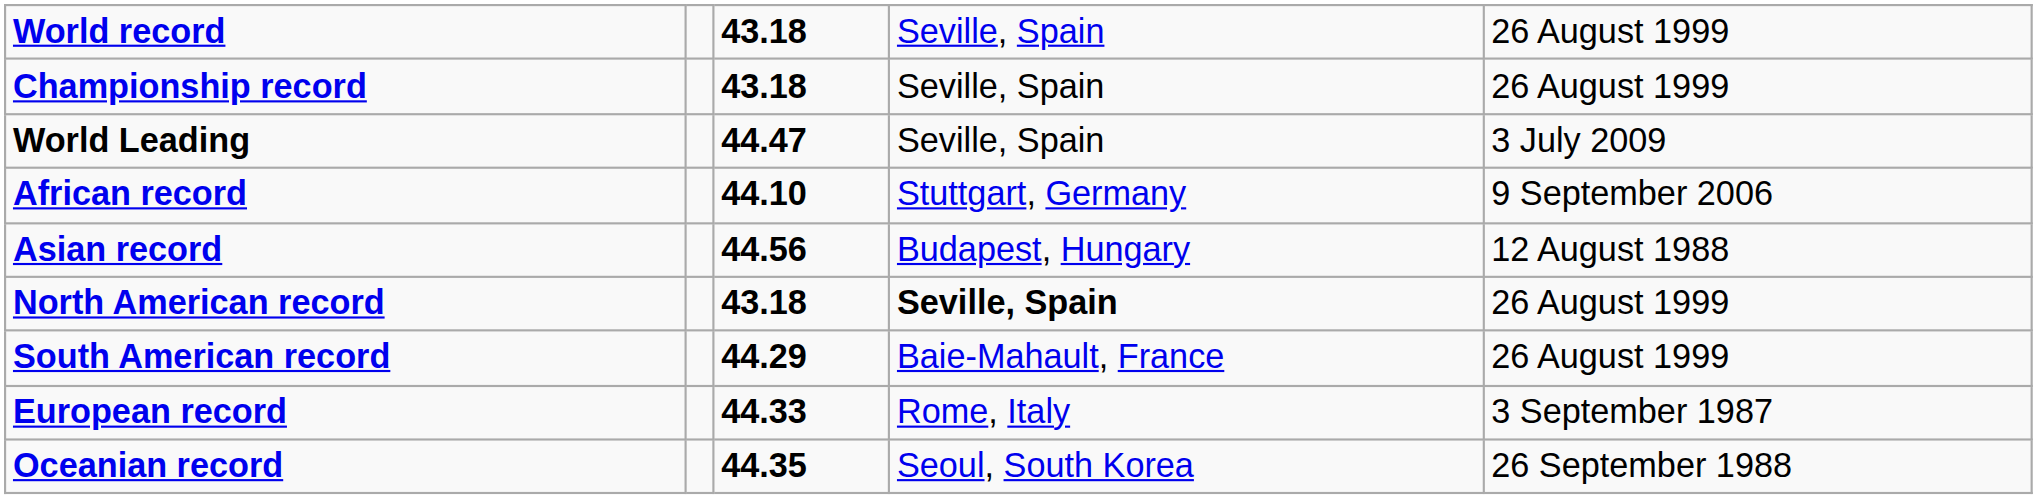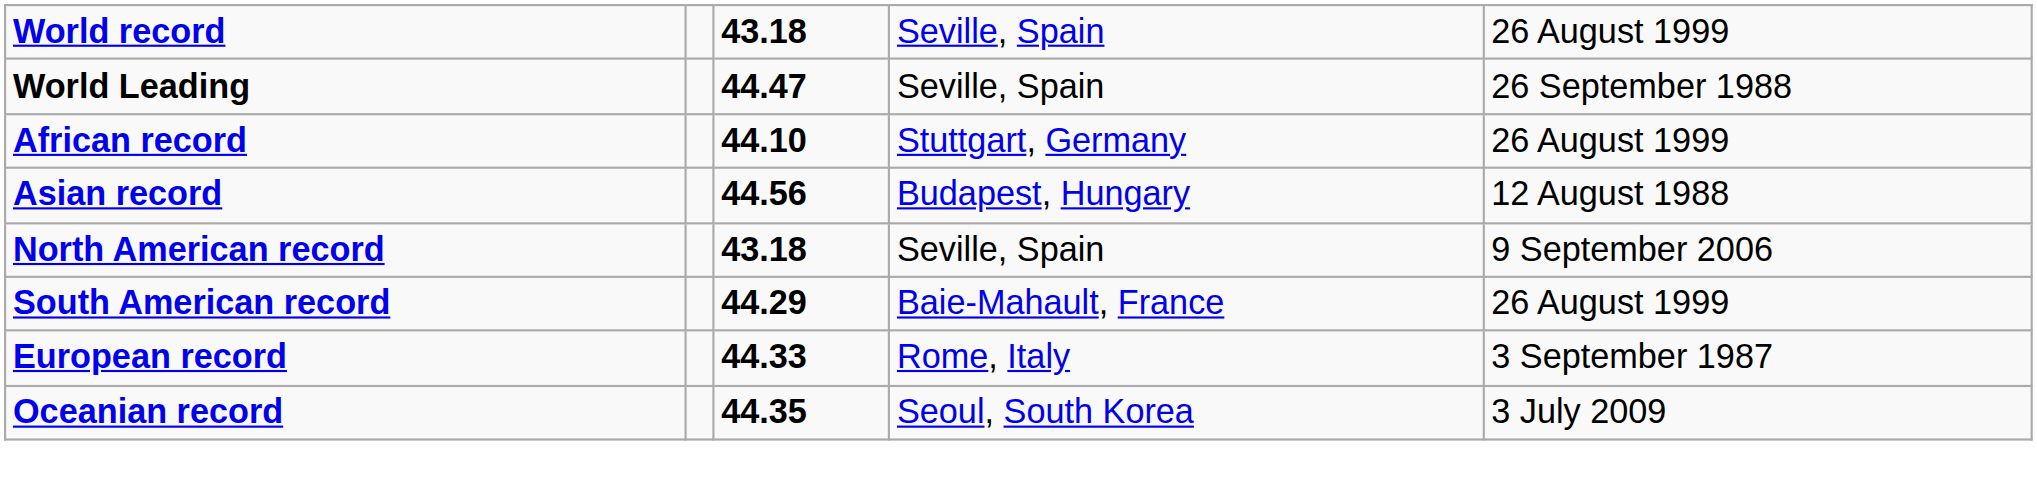- row: (190, 85)
(1579, 140) 3 July 2009 -> (1642, 85) 26 September 1988
(1632, 194) 9 September 2006 -> (1610, 140) 26 August 1999
(1007, 303) bold -> (1001, 248) normal
(1610, 303) 26 August 1999 -> (1632, 248) 9 September 2006
(1642, 466) 26 September 1988 -> (1579, 411) 3 July 2009
